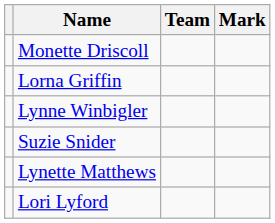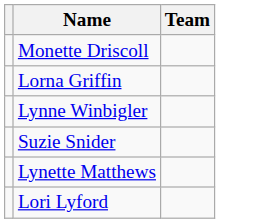- column: (242, 19)
